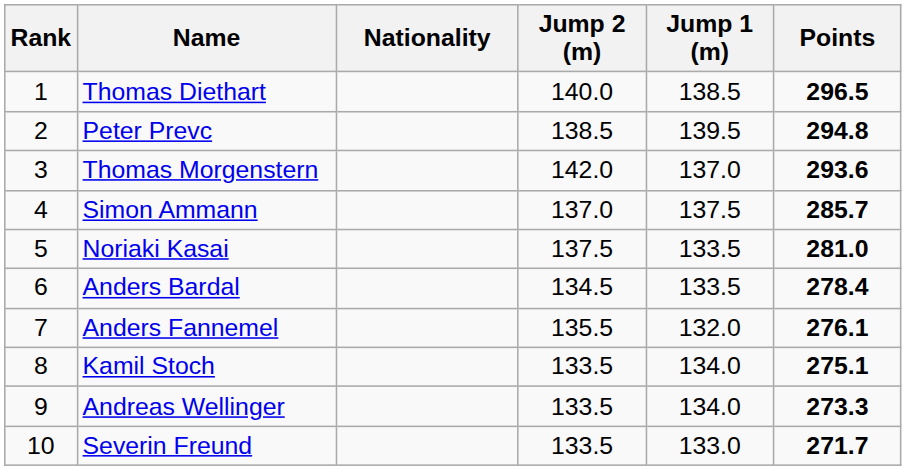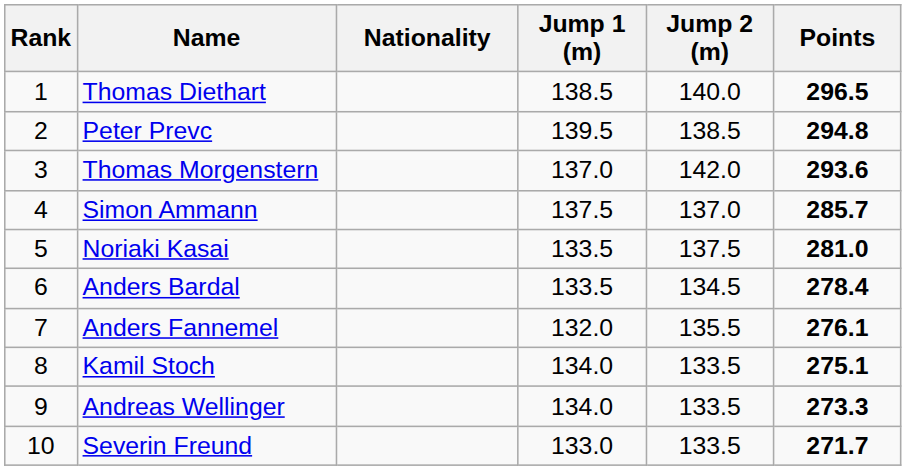columns swapped: (710, 38) <-> (582, 38)
